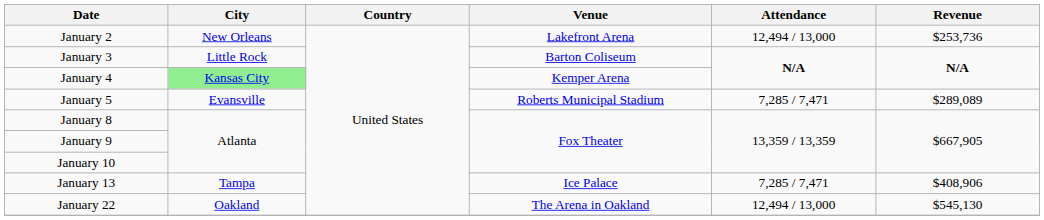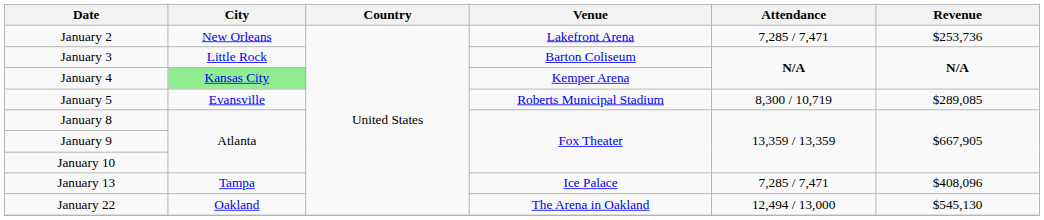(794, 36) 12,494 / 13,000 -> (794, 36) 7,285 / 7,471
(794, 99) 7,285 / 7,471 -> (794, 99) 8,300 / 10,719
(958, 99) $289,089 -> (958, 99) $289,085
(958, 183) $408,906 -> (958, 183) $408,096
